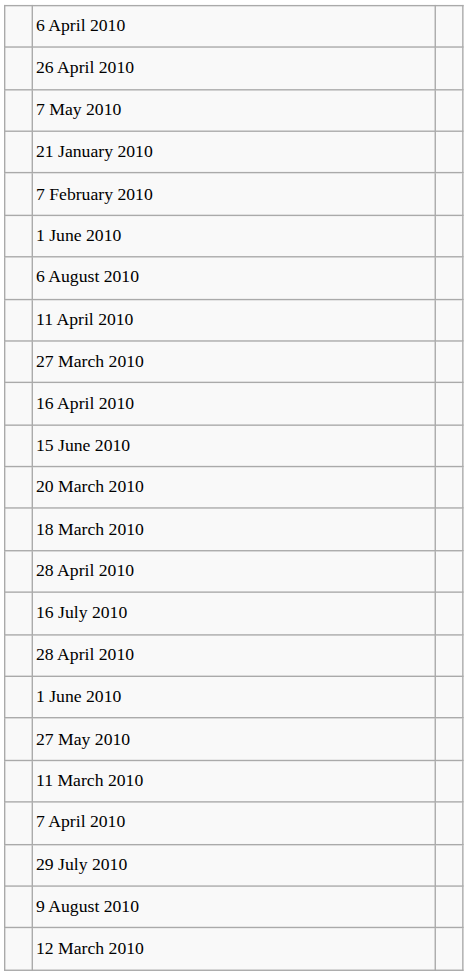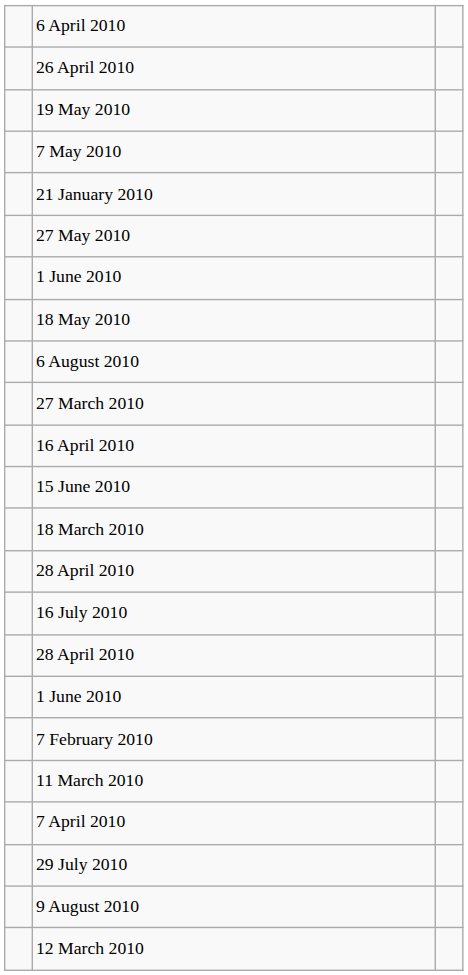+ row: (18, 110)
rows swapped: (18, 739) <-> (18, 194)
+ row: (18, 320)
- row: (18, 320)
- row: (18, 488)
